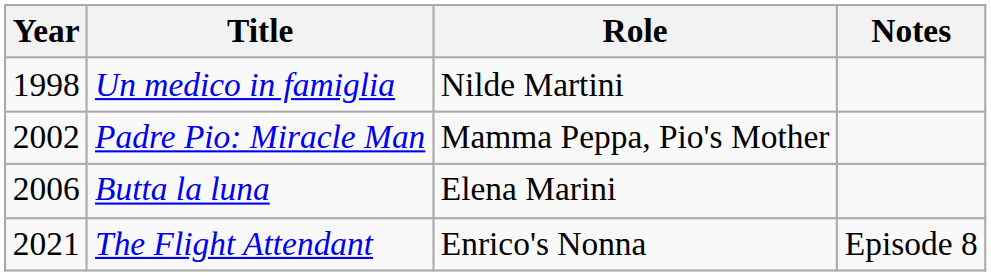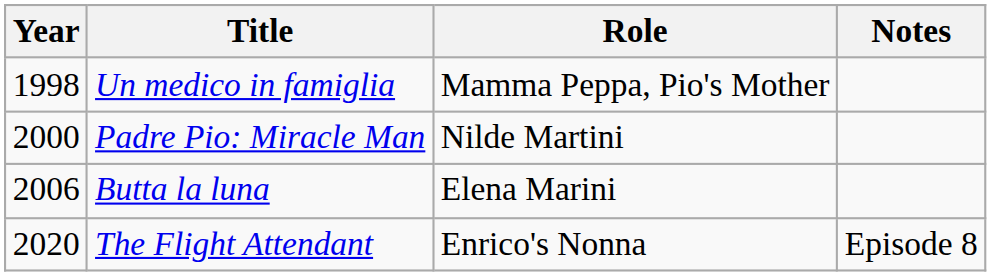(532, 84) Nilde Martini -> (635, 84) Mamma Peppa, Pio's Mother
(46, 137) 2002 -> (46, 137) 2000
(635, 137) Mamma Peppa, Pio's Mother -> (532, 137) Nilde Martini
(46, 243) 2021 -> (46, 243) 2020
